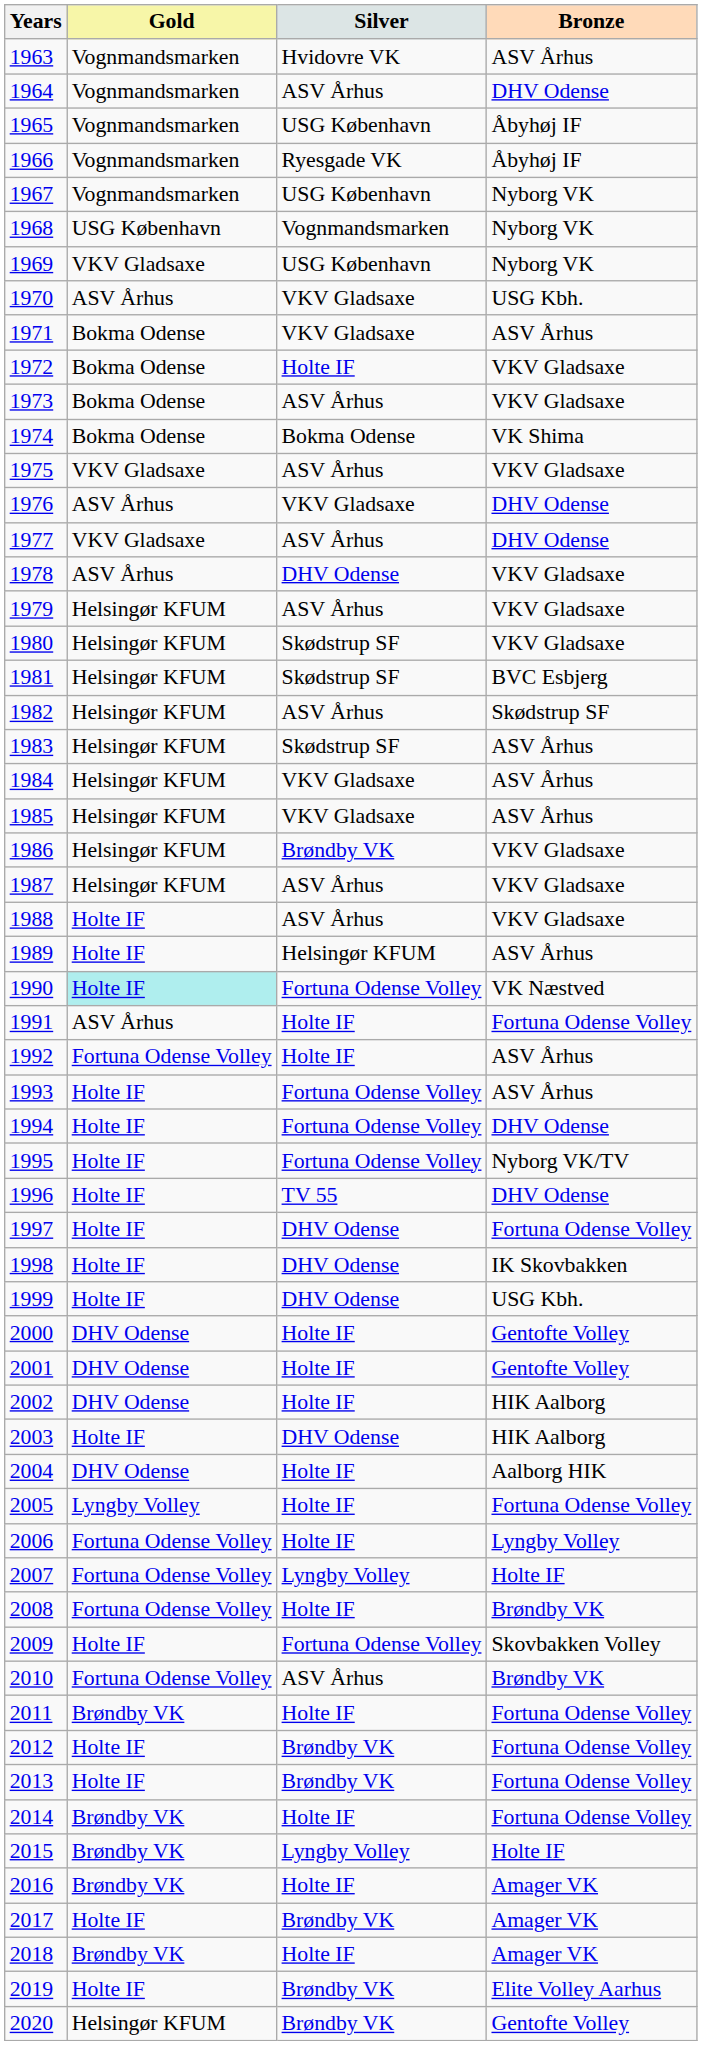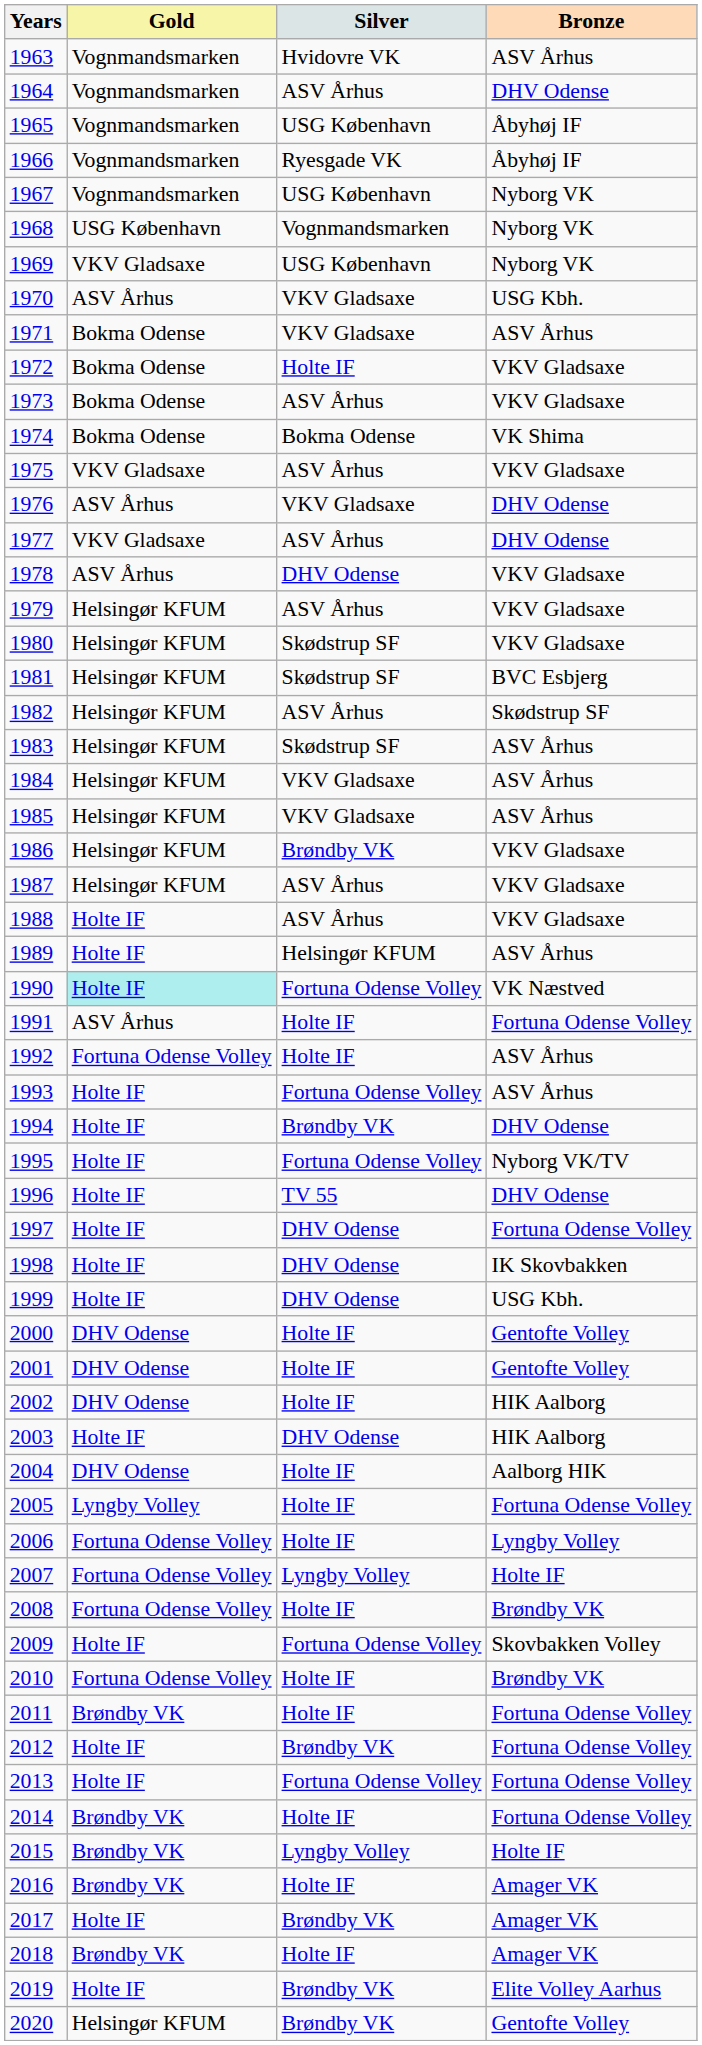(382, 1126) Fortuna Odense Volley -> (338, 1126) Brøndby VK
(332, 1678) ASV Århus -> (318, 1678) Holte IF
(338, 1781) Brøndby VK -> (382, 1781) Fortuna Odense Volley
